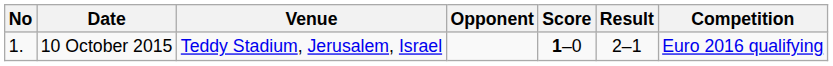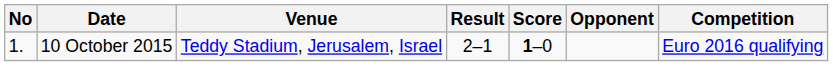columns swapped: (492, 18) <-> (627, 18)
